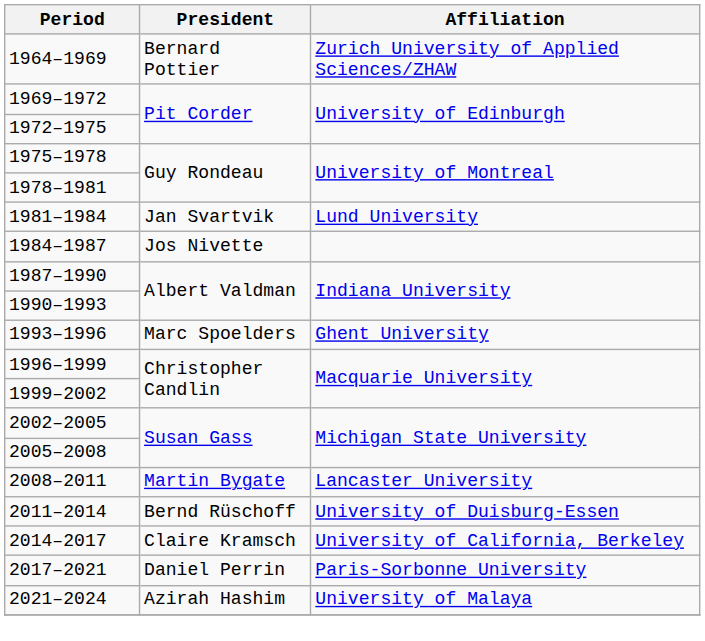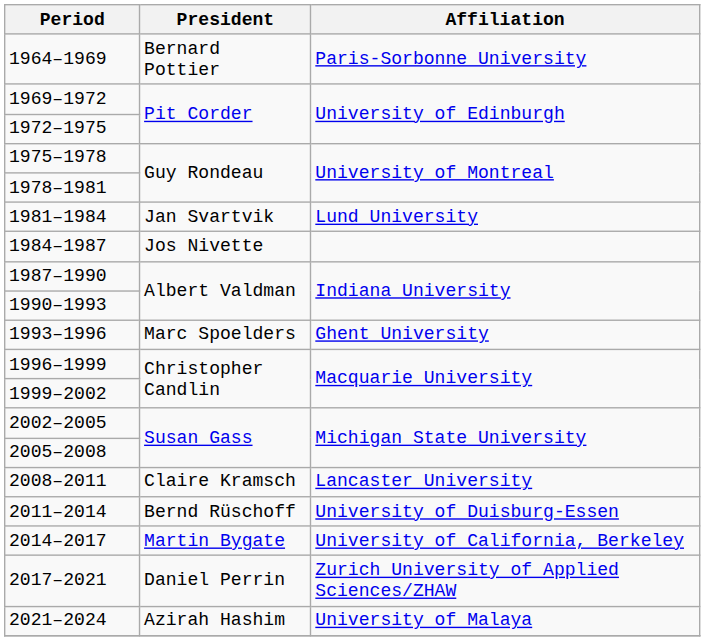(467, 59) Zurich University of Applied Sciences/ZHAW -> (451, 59) Paris-Sorbonne University
(215, 482) Martin Bygate -> (220, 482) Claire Kramsch
(220, 541) Claire Kramsch -> (215, 541) Martin Bygate
(451, 570) Paris-Sorbonne University -> (467, 581) Zurich University of Applied Sciences/ZHAW
